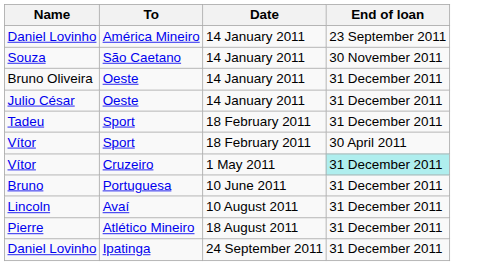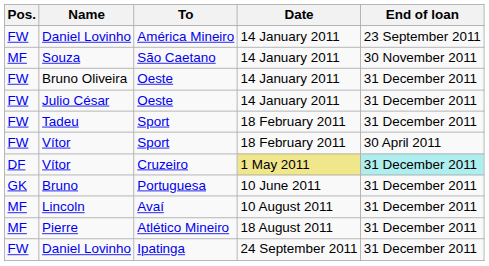+ column: (22, 15)
(241, 164) no background -> (275, 164) khaki background
